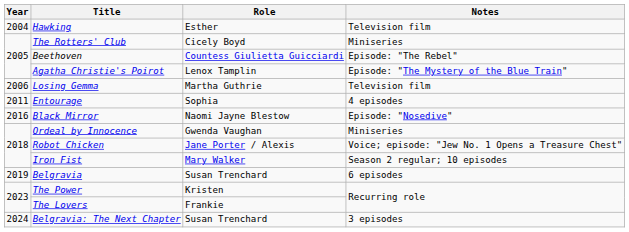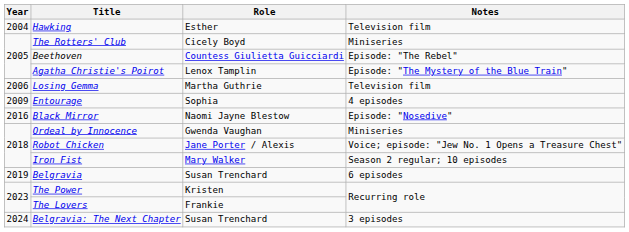(17, 101) 2011 -> (17, 101) 2009
